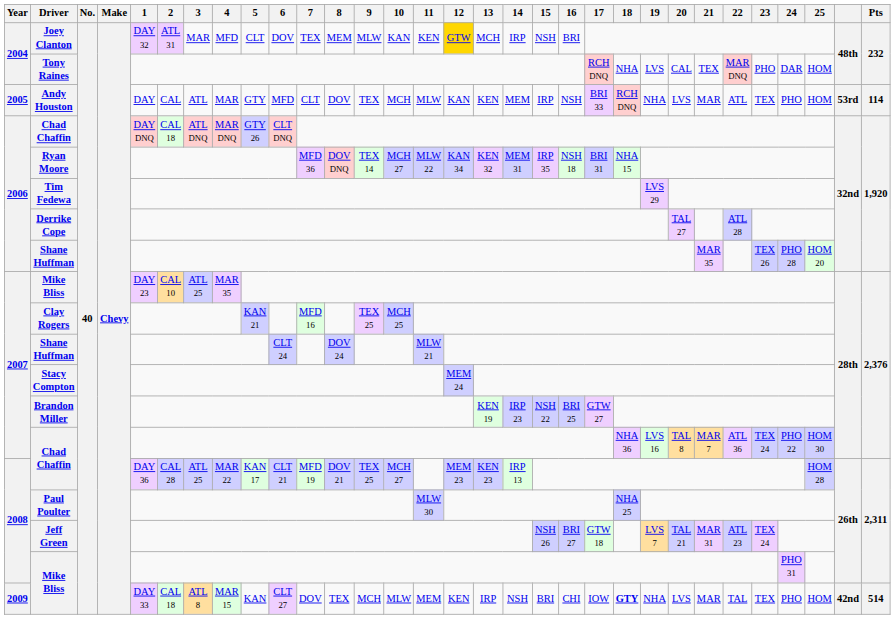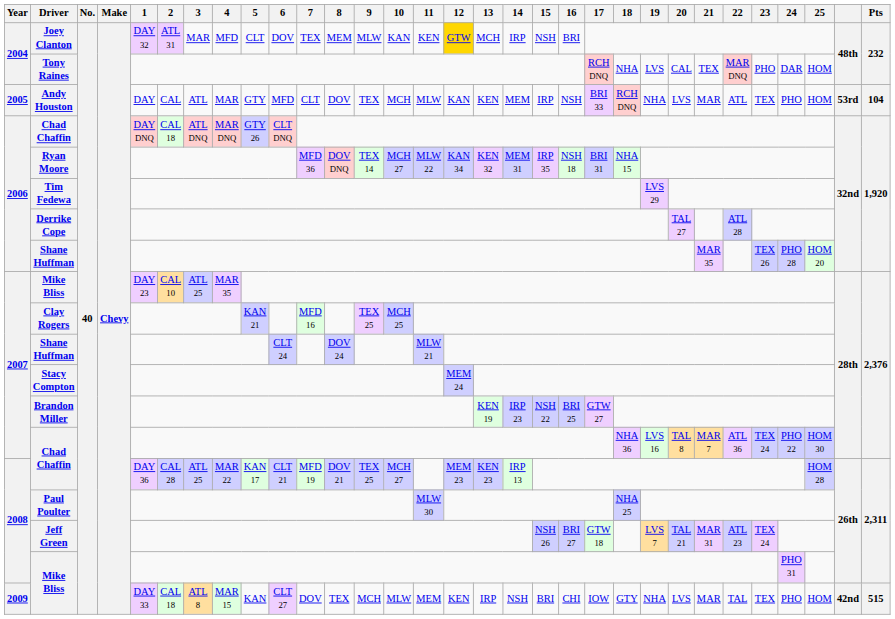(876, 100) 114 -> (876, 100) 104
(627, 598) bold -> (627, 598) normal
(876, 598) 514 -> (876, 598) 515
